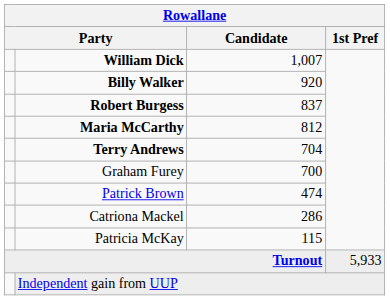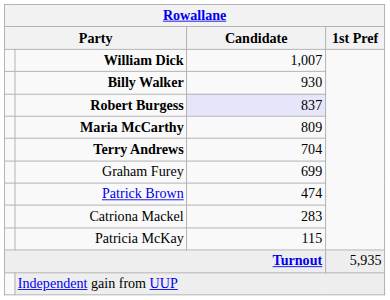(312, 82) 920 -> (312, 82) 930
(312, 104) no background -> (312, 104) lavender background
(312, 127) 812 -> (312, 127) 809
(312, 171) 700 -> (312, 171) 699
(312, 216) 286 -> (312, 216) 283
(366, 261) 5,933 -> (366, 261) 5,935
